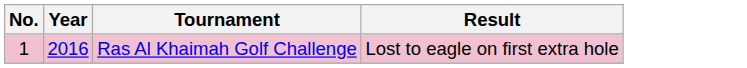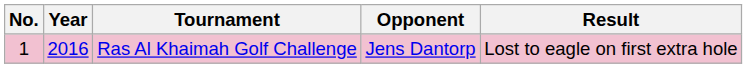+ column: (421, 19)
